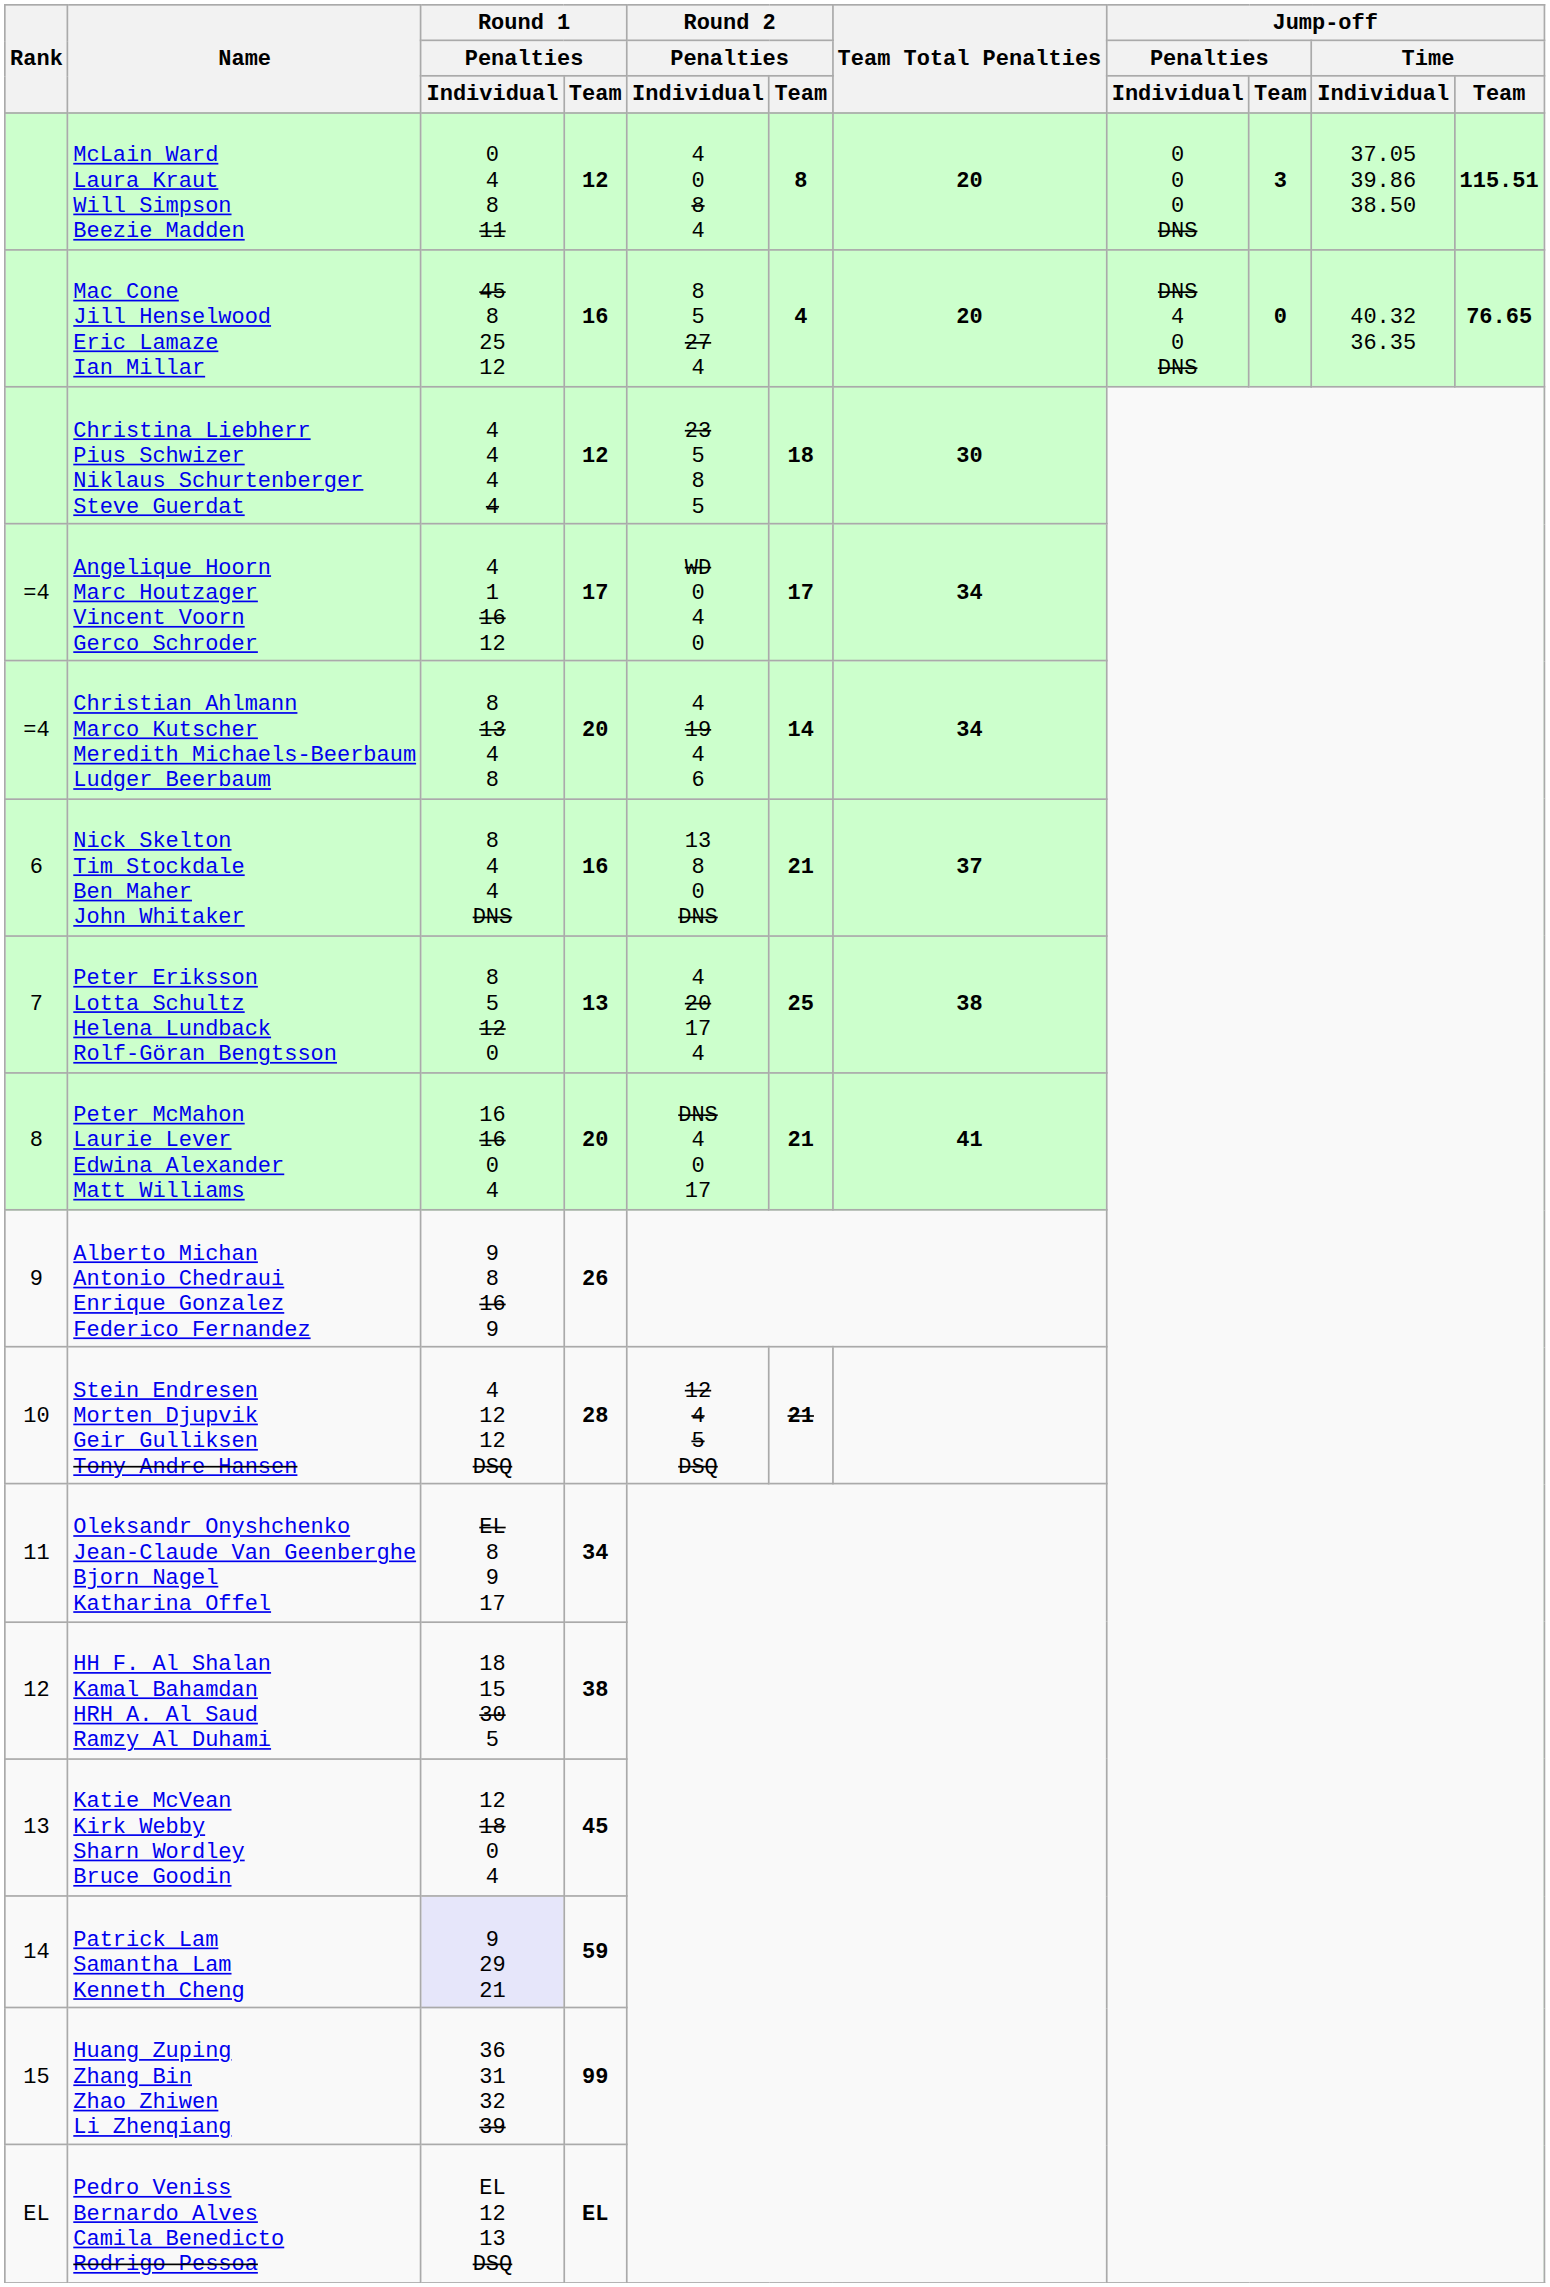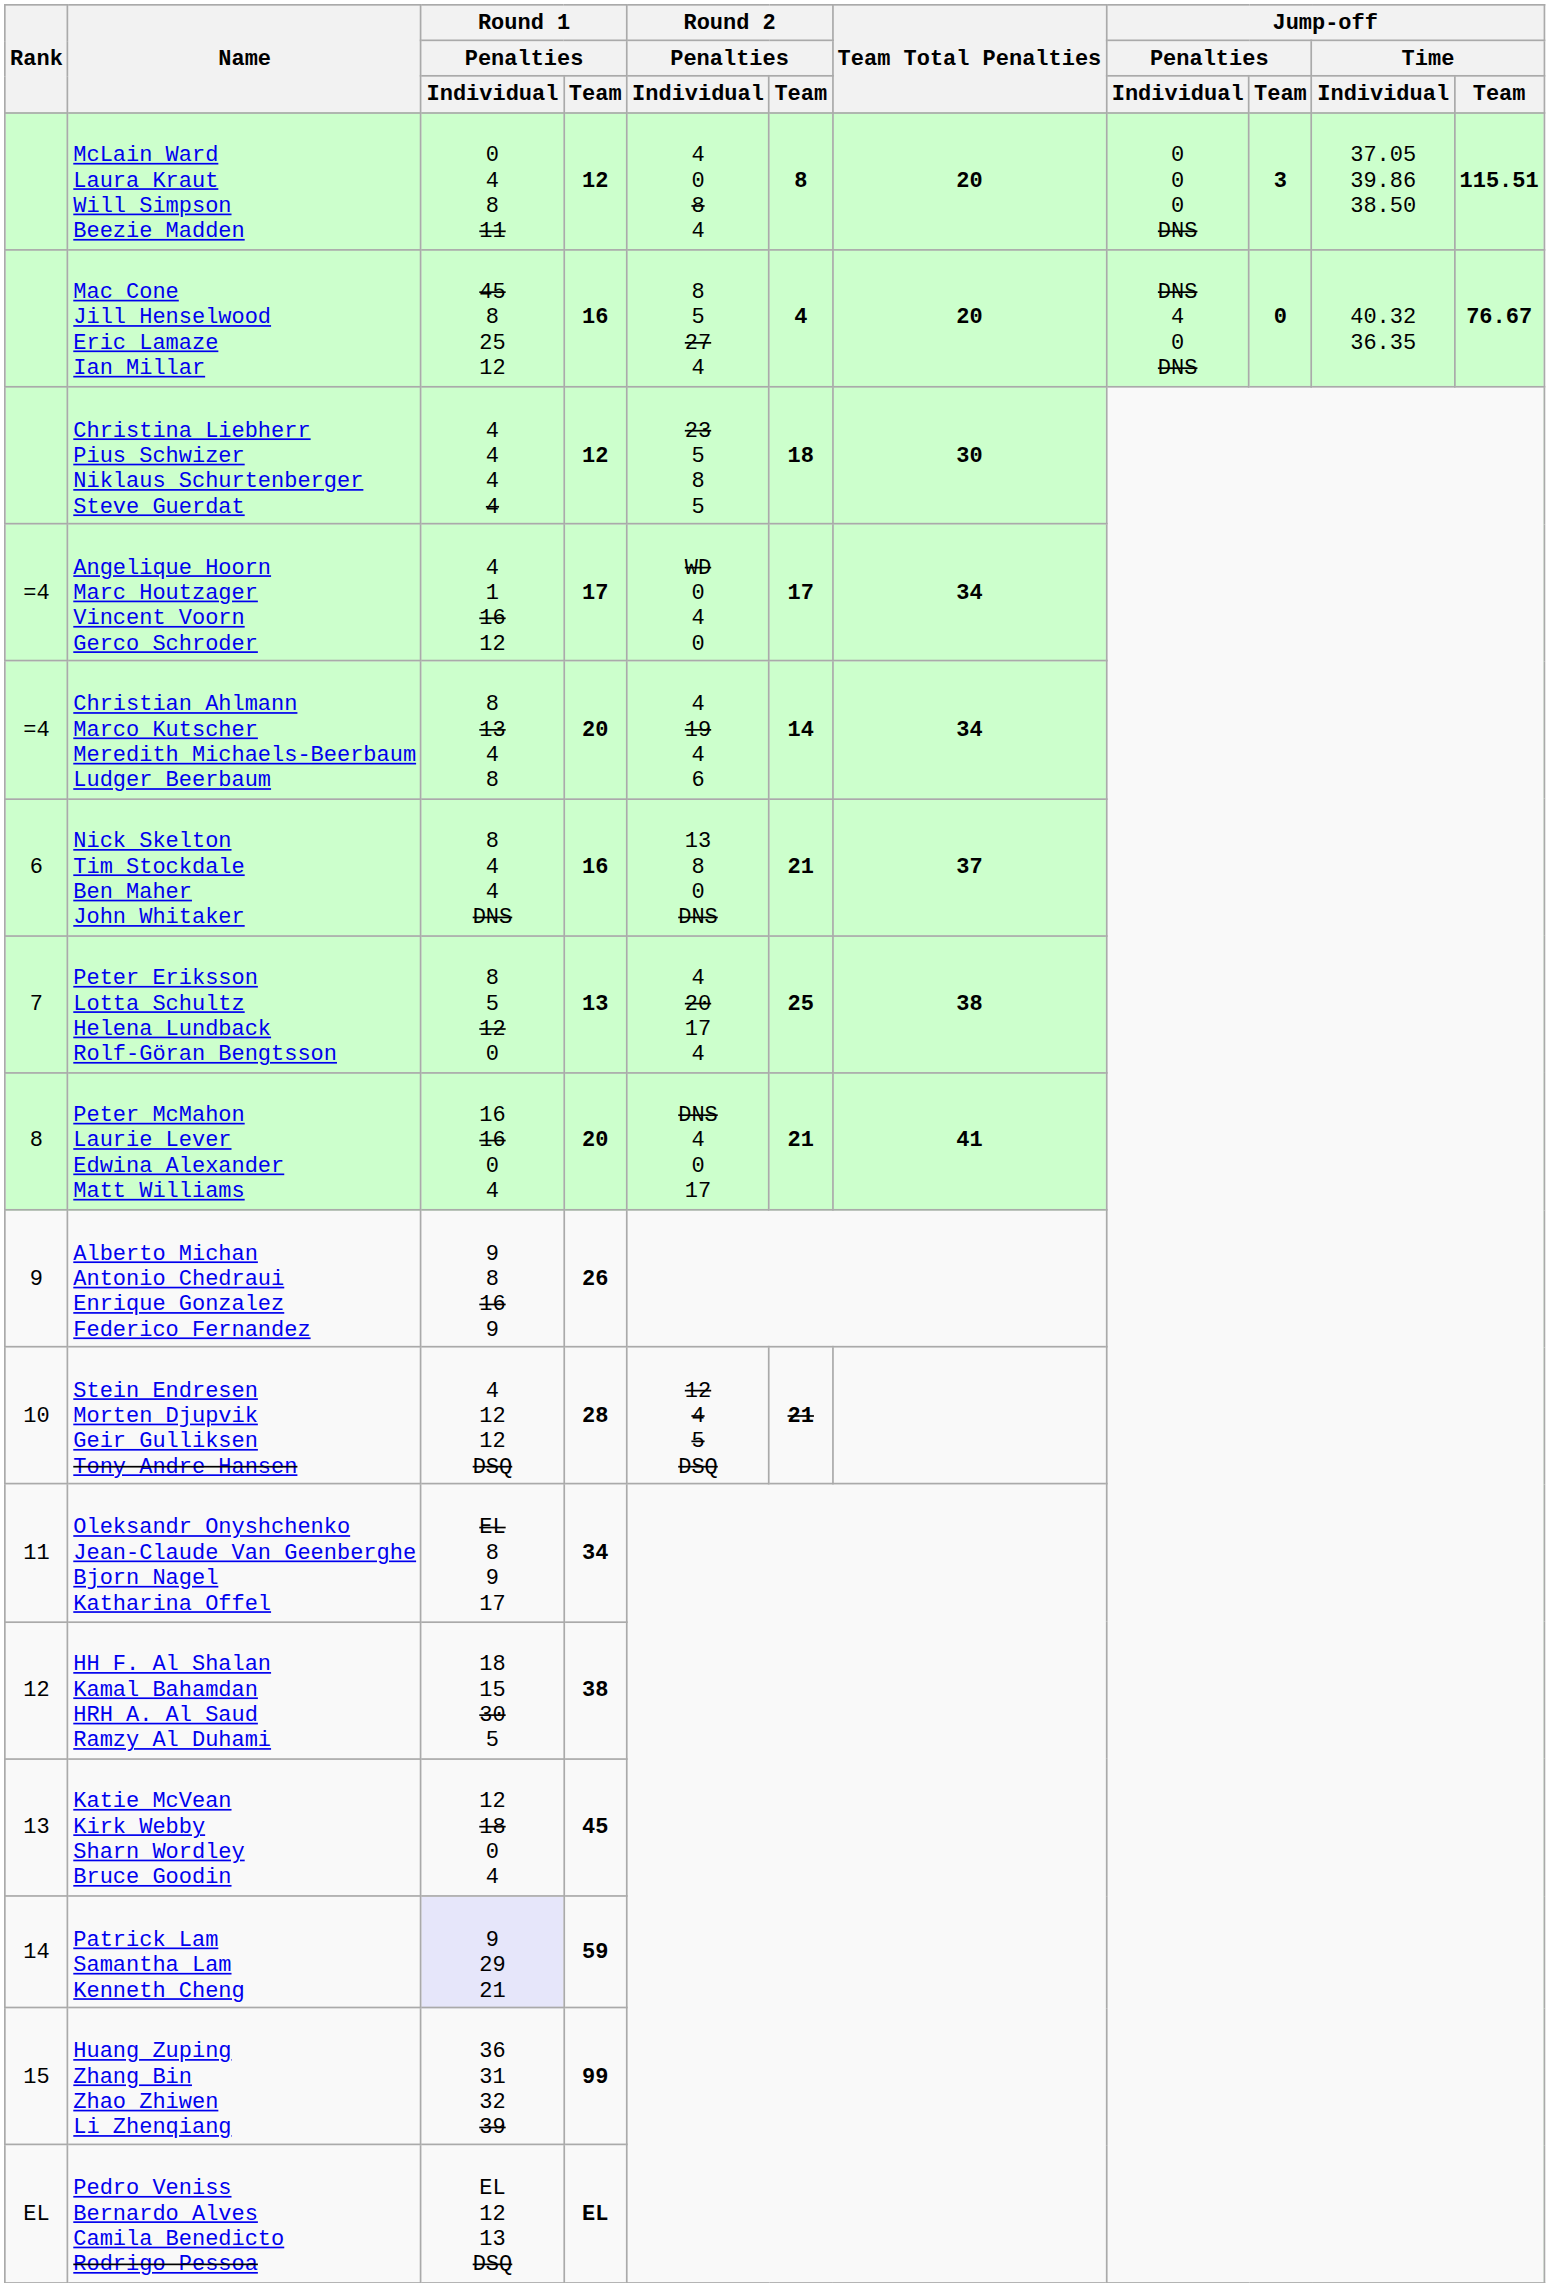(1499, 318) 76.65 -> (1499, 318) 76.67
